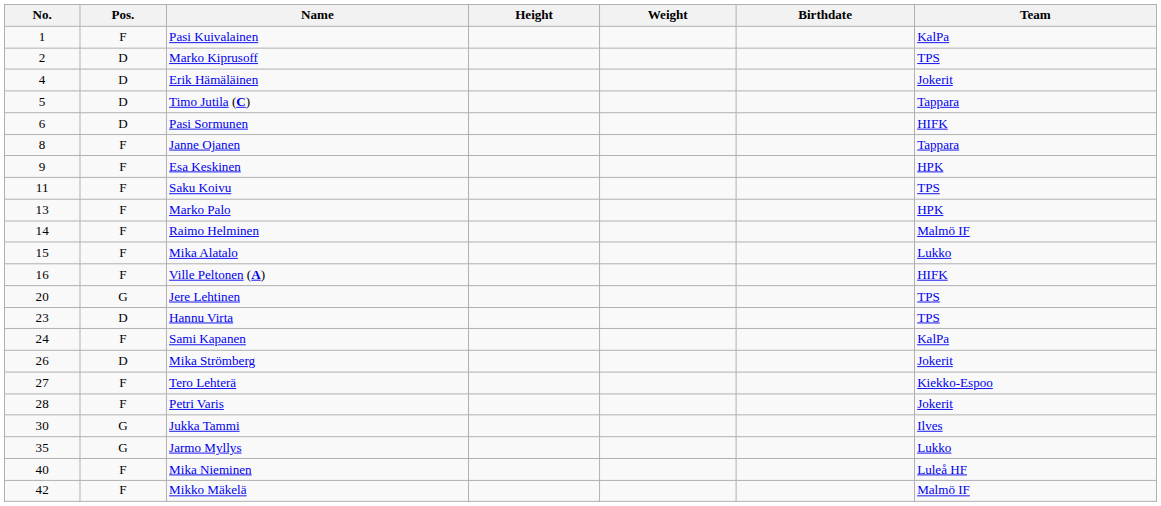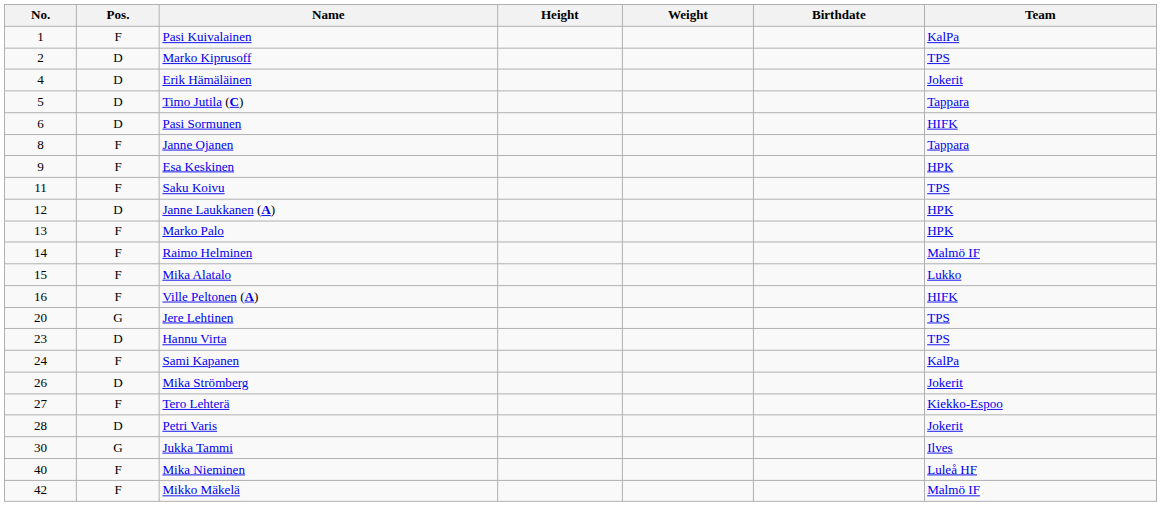+ row: (219, 210)
(123, 404) F -> (118, 426) D
- row: (205, 447)
